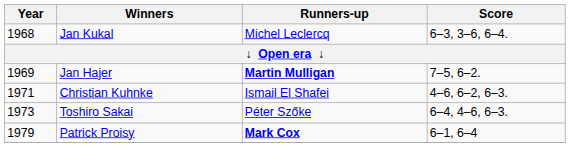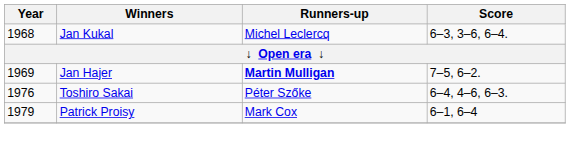- row: (106, 92)
(21, 112) 1973 -> (21, 92) 1976
(272, 132) bold -> (271, 112) normal
